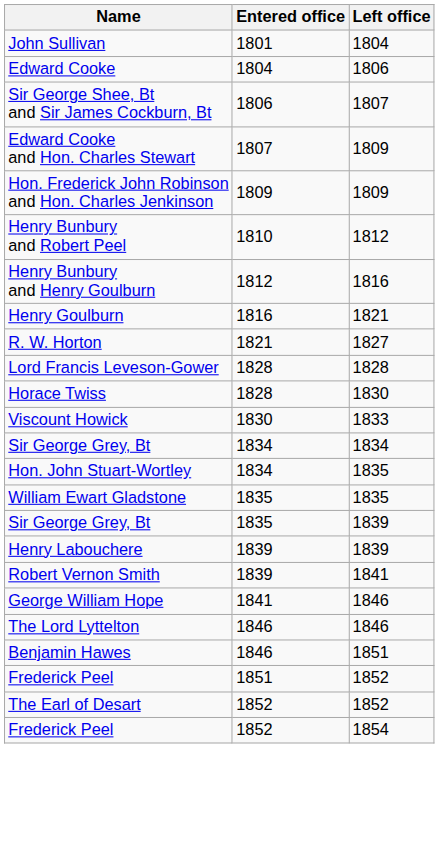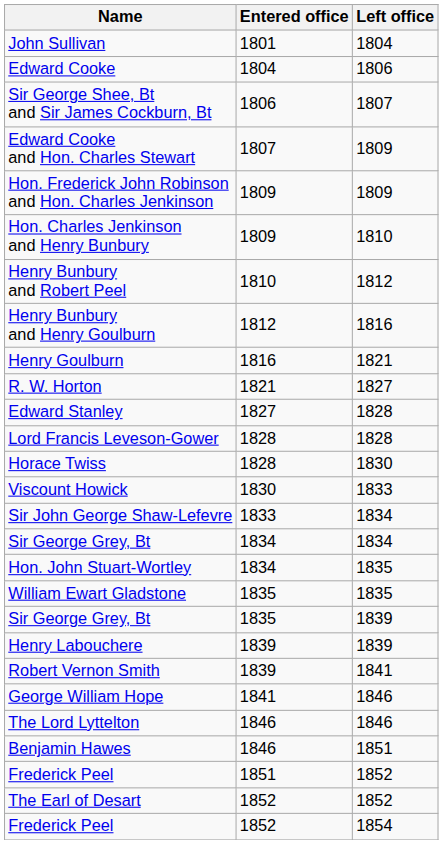+ row: (95, 236)
+ row: (65, 412)
+ row: (120, 515)
